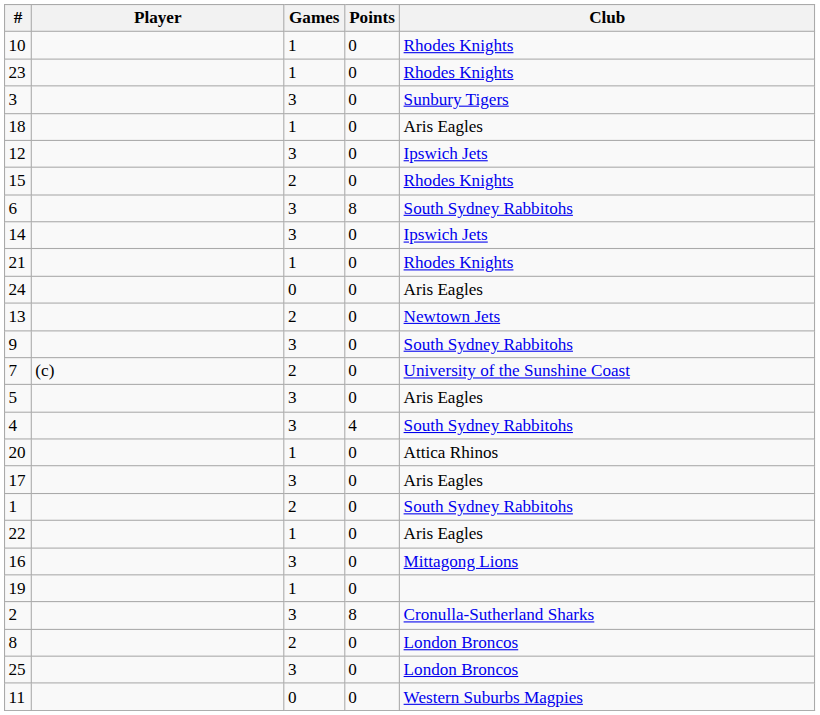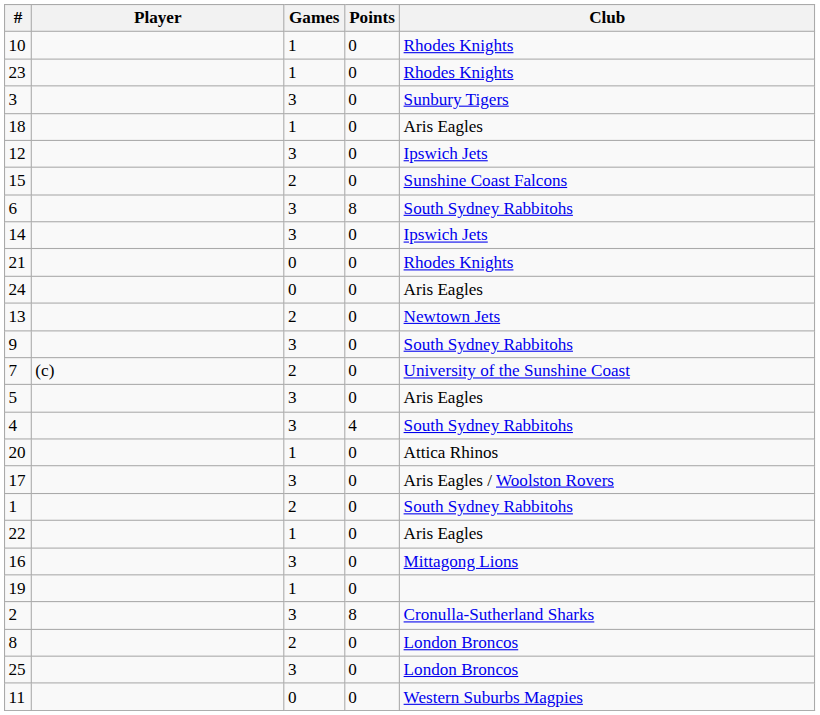(459, 180) Rhodes Knights -> (485, 180) Sunshine Coast Falcons
(292, 262) 1 -> (292, 262) 0
(443, 479) Aris Eagles -> (509, 479) Aris Eagles / Woolston Rovers
